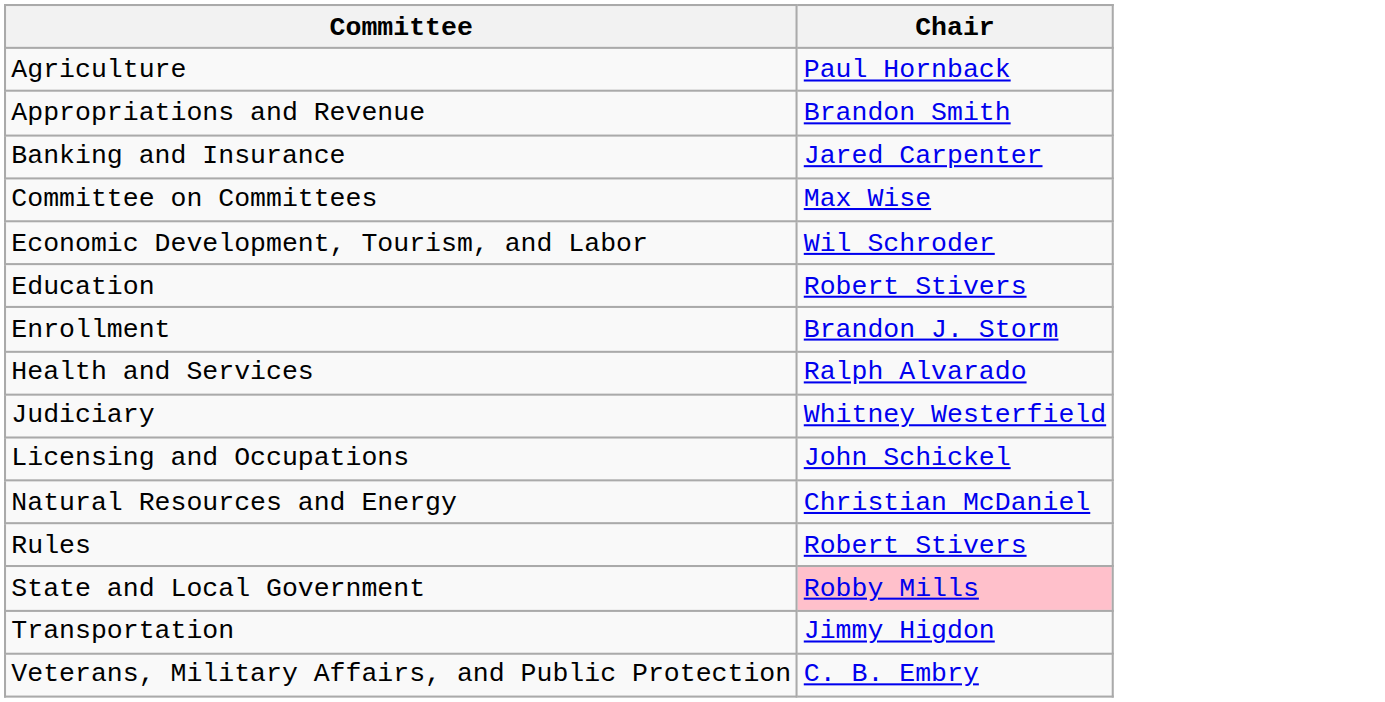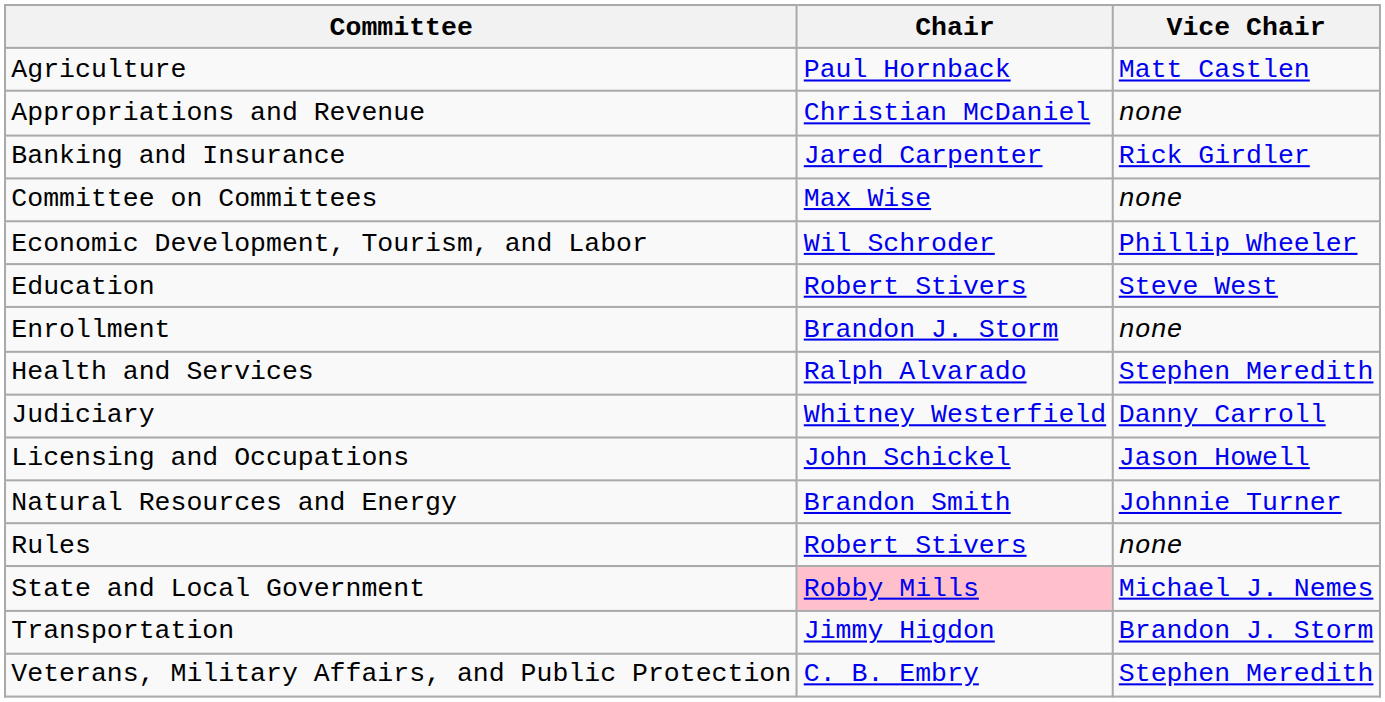+ column: (1246, 27)
(907, 113) Brandon Smith -> (947, 113) Christian McDaniel
(947, 502) Christian McDaniel -> (907, 502) Brandon Smith
